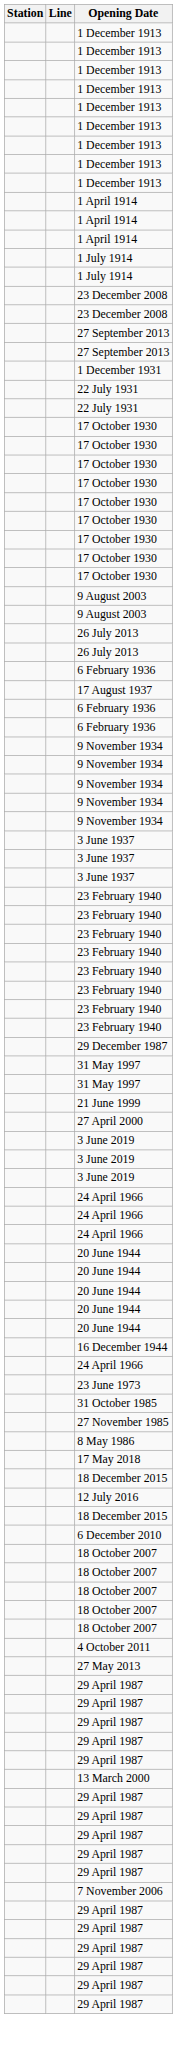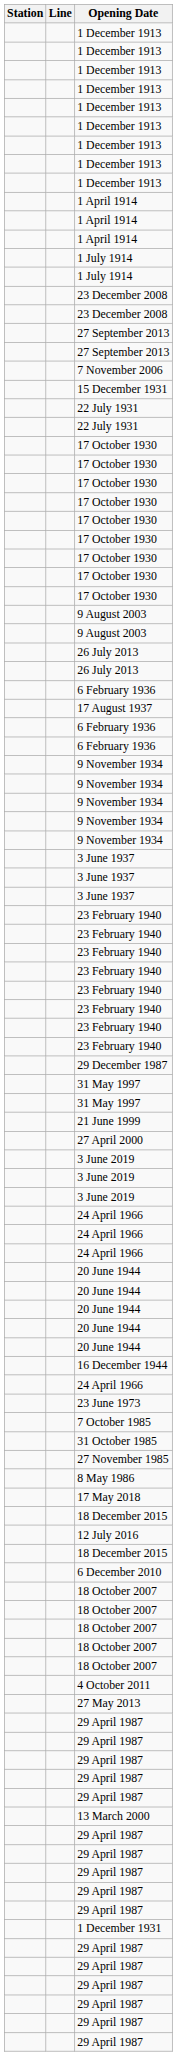rows swapped: (25, 371) <-> (25, 1892)
+ row: (25, 389)
+ row: (25, 1422)
